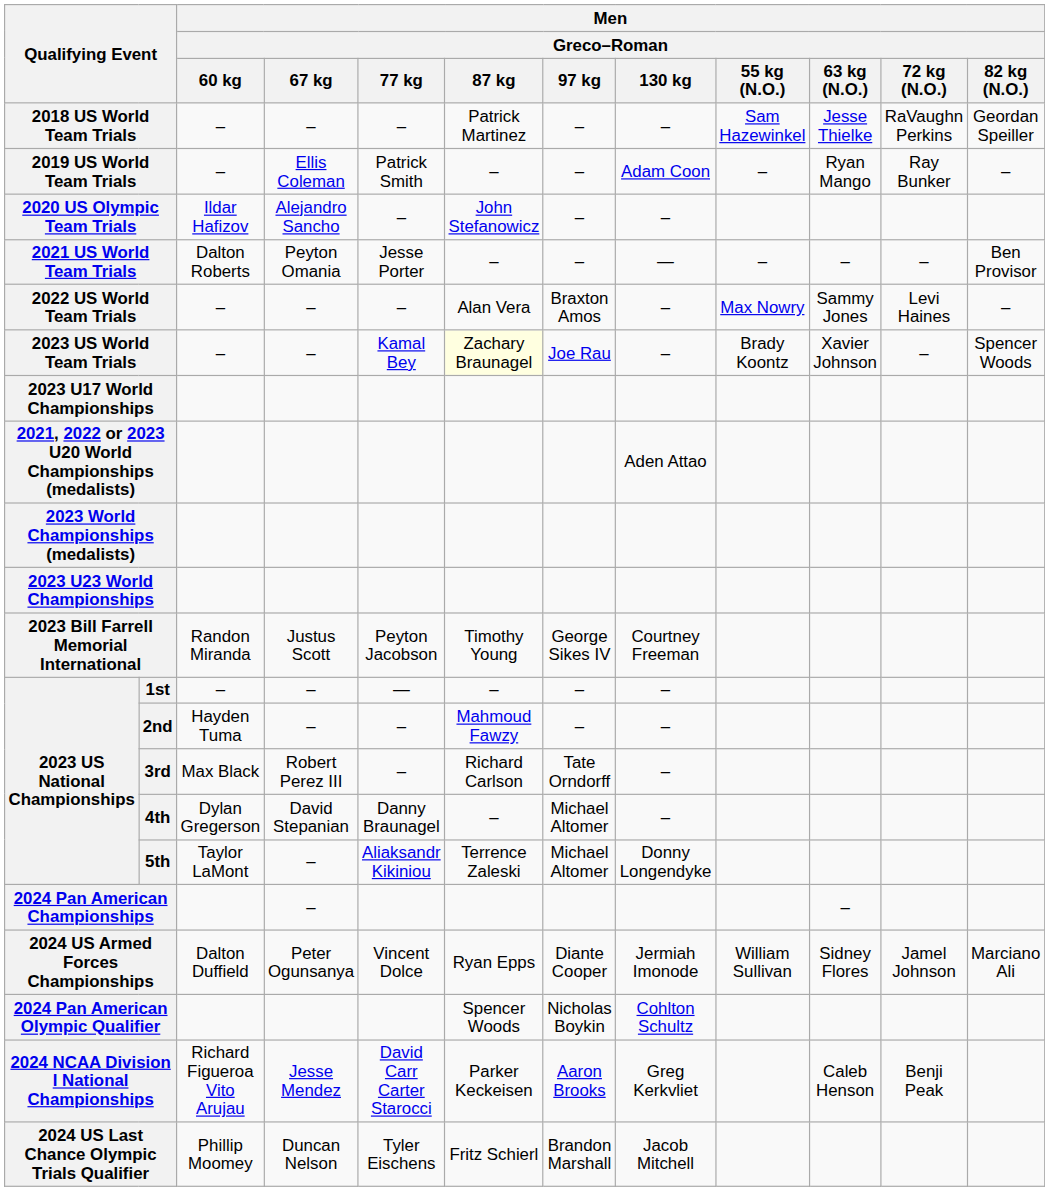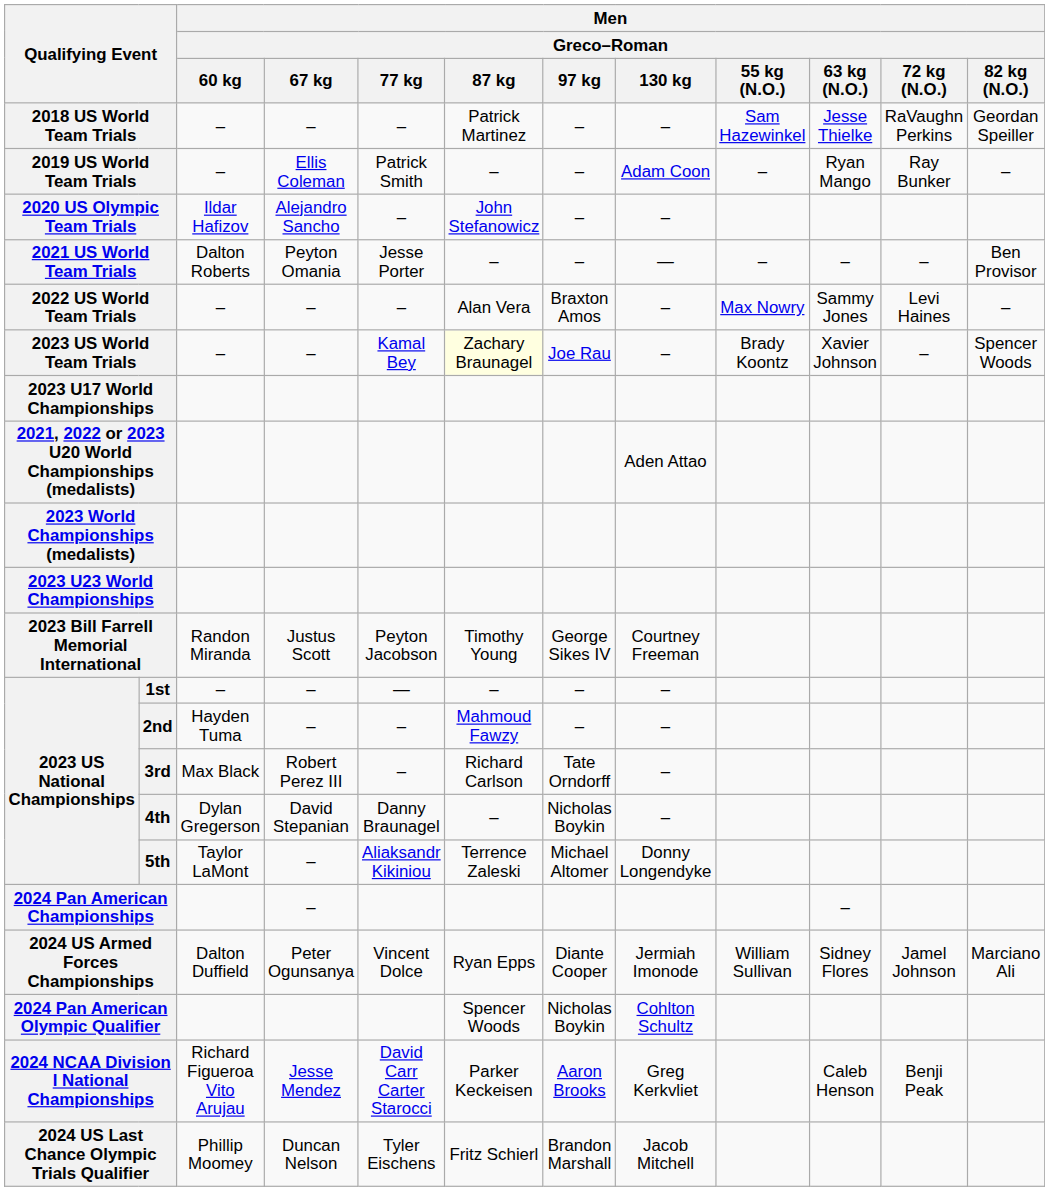(579, 817) Michael Altomer -> (579, 817) Nicholas Boykin
